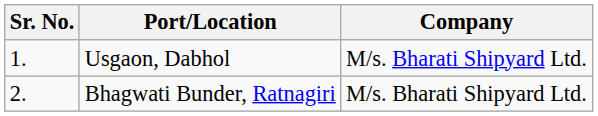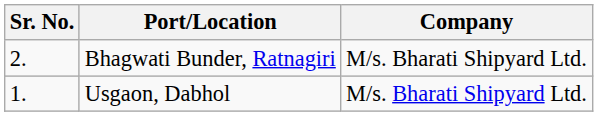rows swapped: (158, 57) <-> (210, 93)
